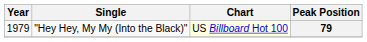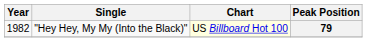(18, 28) 1979 -> (18, 28) 1982
